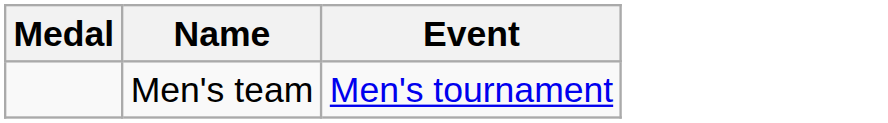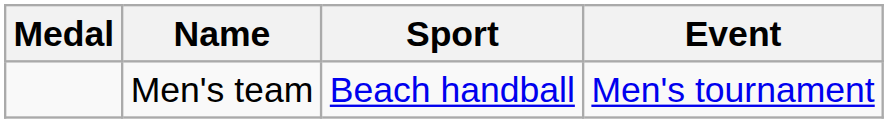+ column: (452, 34)
